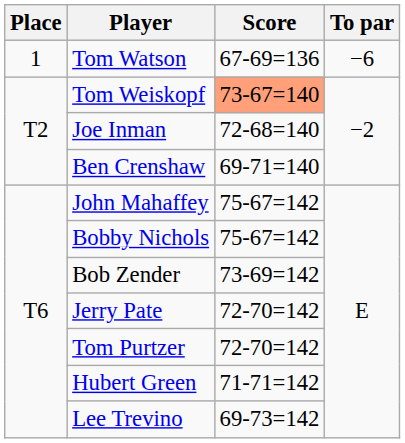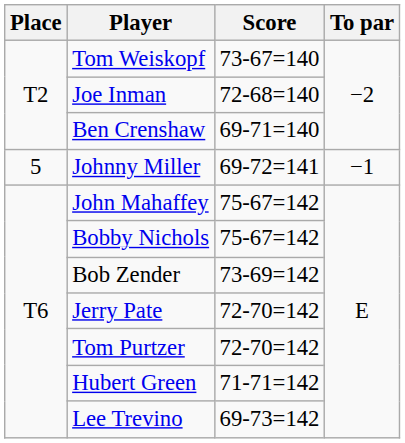- row: (129, 58)
(270, 94) lightsalmon background -> (270, 58) no background
+ row: (136, 166)
